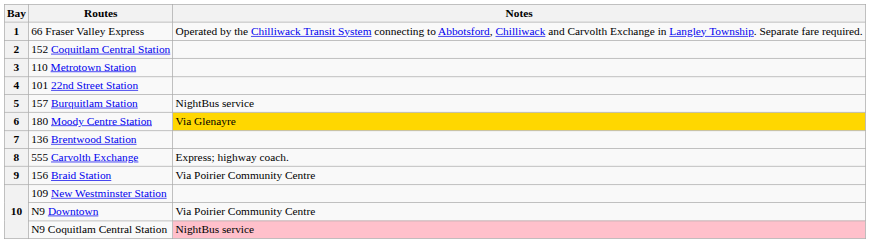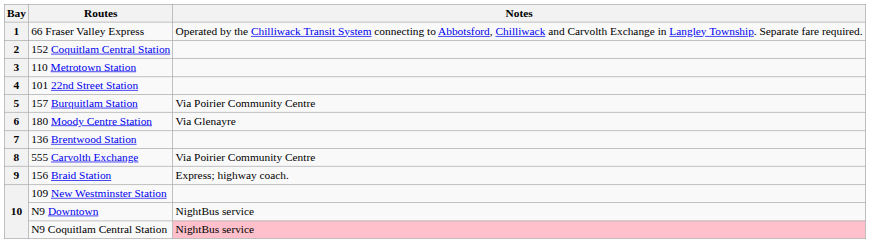(215, 103) NightBus service -> (245, 103) Via Poirier Community Centre
(206, 121) gold background -> (206, 121) no background
(232, 157) Express; highway coach. -> (245, 157) Via Poirier Community Centre
(245, 175) Via Poirier Community Centre -> (232, 175) Express; highway coach.
(245, 211) Via Poirier Community Centre -> (215, 211) NightBus service
